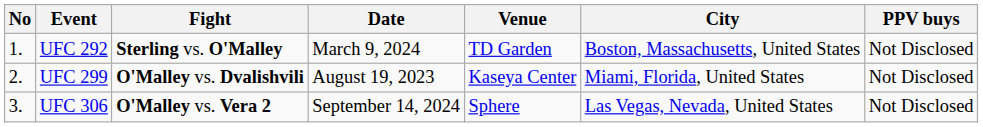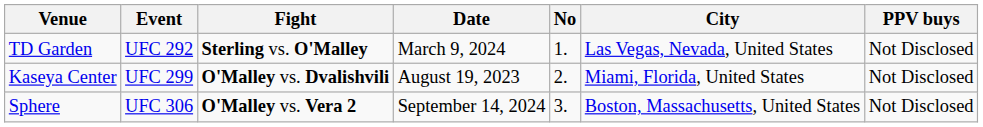columns swapped: (20, 19) <-> (522, 19)
(723, 48) Boston, Massachusetts, United States -> (709, 48) Las Vegas, Nevada, United States
(709, 106) Las Vegas, Nevada, United States -> (723, 106) Boston, Massachusetts, United States
